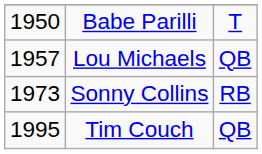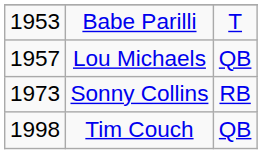(35, 22) 1950 -> (35, 22) 1953
(35, 129) 1995 -> (35, 129) 1998
